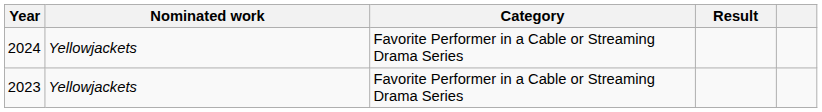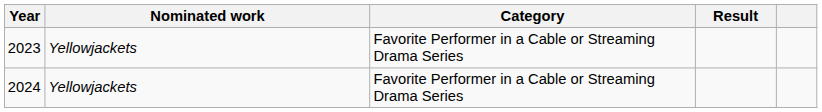rows swapped: (24, 87) <-> (24, 47)
